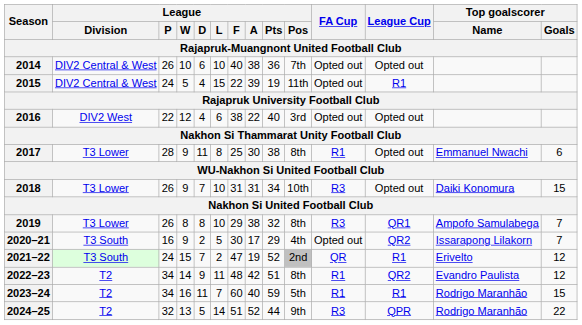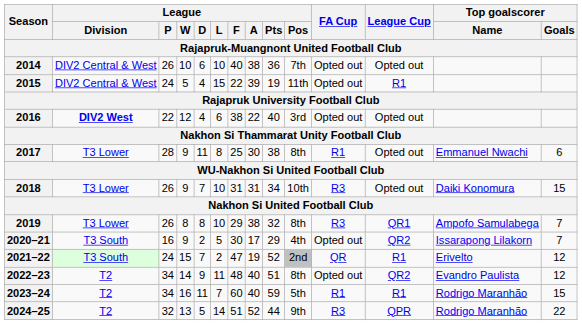(106, 118) normal -> (106, 118) bold
(254, 275) 42 -> (254, 275) 40
(338, 275) R1 -> (338, 275) Opted out
